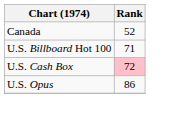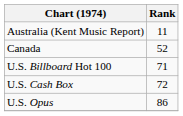+ row: (76, 31)
(130, 66) pink background -> (162, 84) no background
